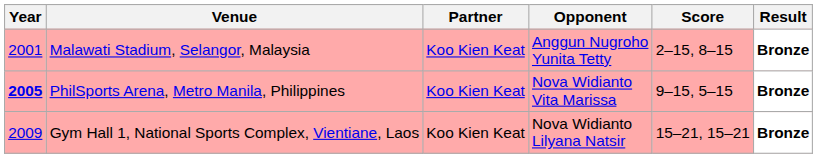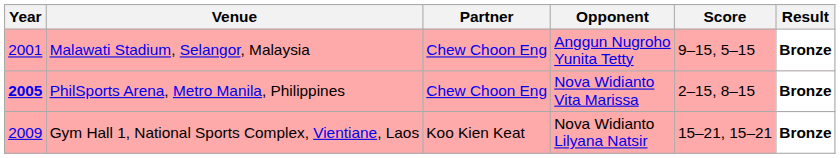(476, 50) Koo Kien Keat -> (487, 50) Chew Choon Eng
(694, 50) 2–15, 8–15 -> (716, 50) 9–15, 5–15
(476, 91) Koo Kien Keat -> (487, 91) Chew Choon Eng
(694, 91) 9–15, 5–15 -> (716, 91) 2–15, 8–15
